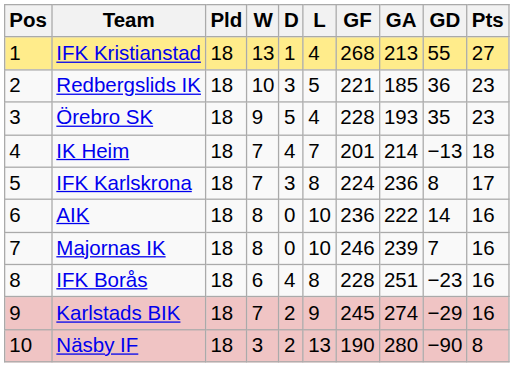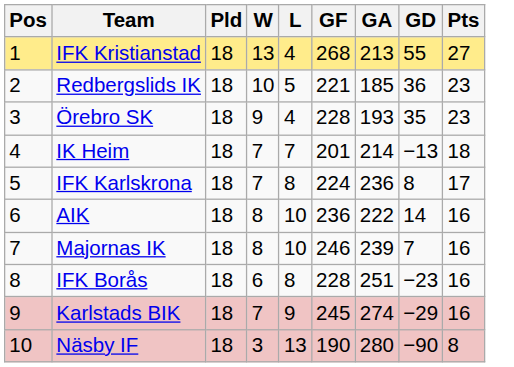- column: (291, 20)
